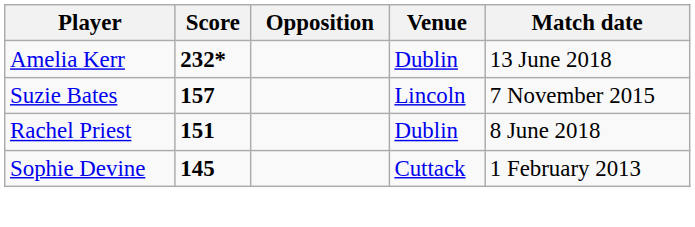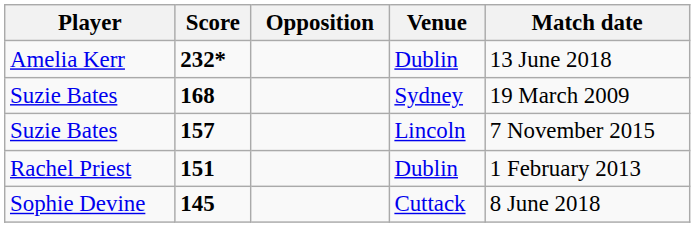+ row: (197, 95)
(545, 131) 8 June 2018 -> (565, 167) 1 February 2013
(565, 167) 1 February 2013 -> (545, 204) 8 June 2018
